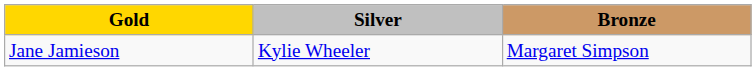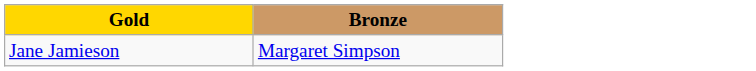- column: (378, 19)
